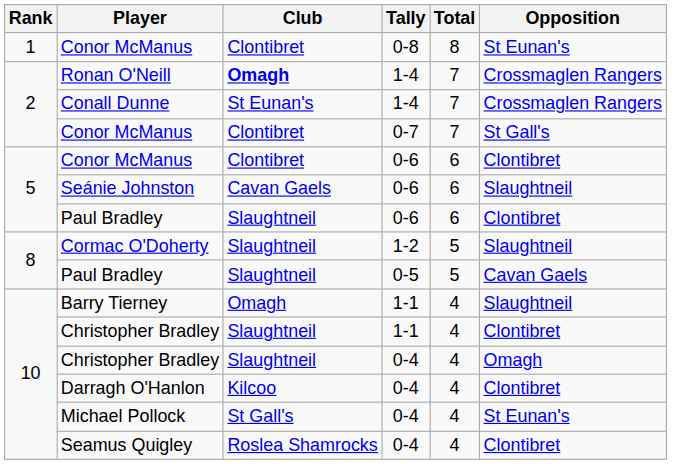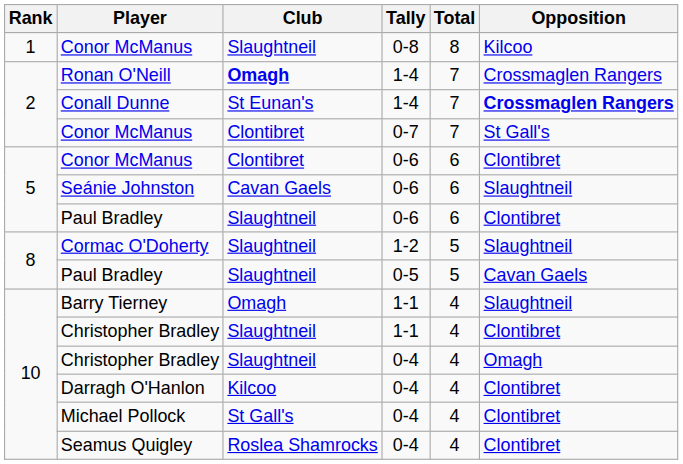(266, 47) Clontibret -> (272, 47) Slaughtneil
(527, 47) St Eunan's -> (508, 47) Kilcoo
(573, 103) normal -> (579, 103) bold
(527, 416) St Eunan's -> (522, 416) Clontibret
